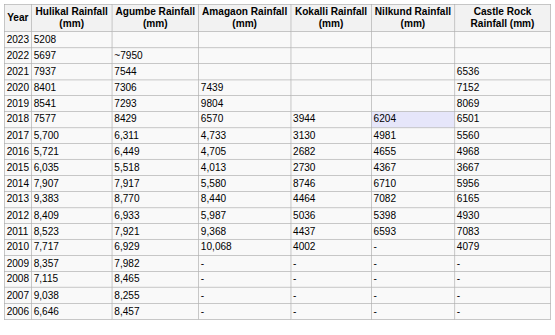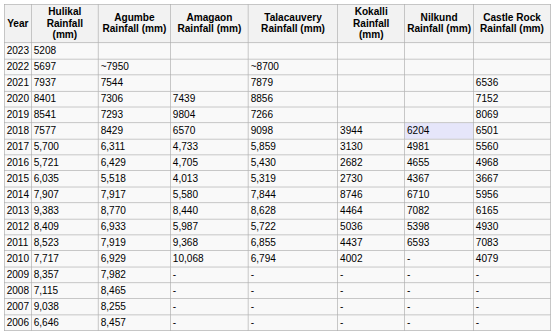+ column: (293, 23)
(127, 151) 6,449 -> (113, 163) 6,429
(127, 231) 7,921 -> (113, 242) 7,919
